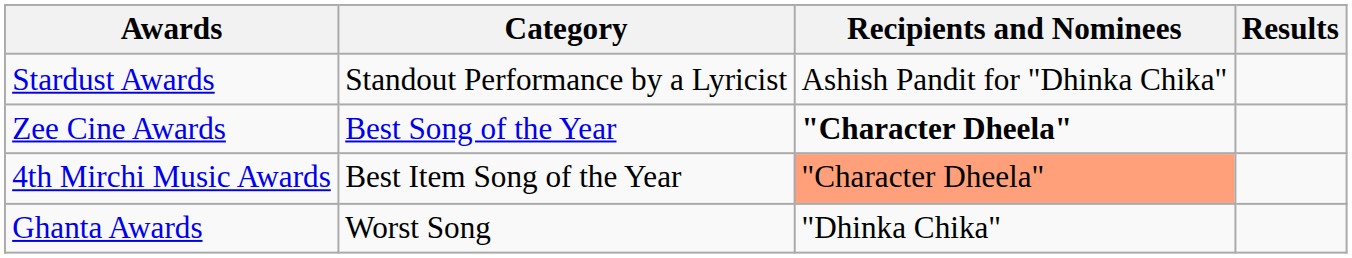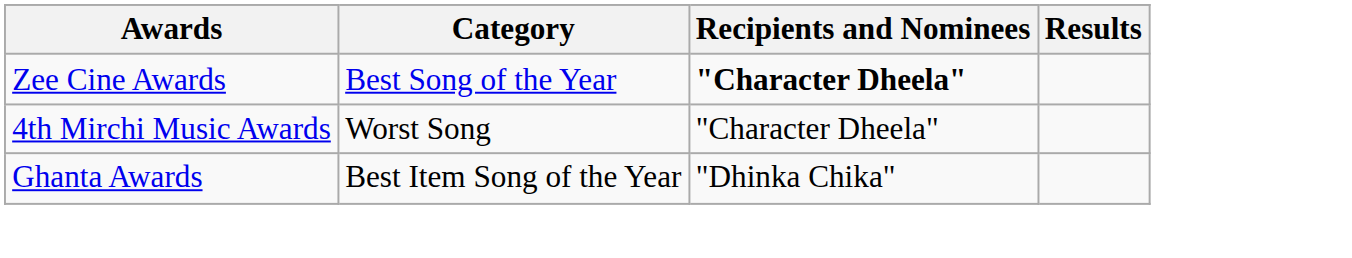- row: (113, 78)
(513, 177) Best Item Song of the Year -> (418, 128) Worst Song
(923, 177) lightsalmon background -> (817, 128) no background
(418, 227) Worst Song -> (513, 177) Best Item Song of the Year
